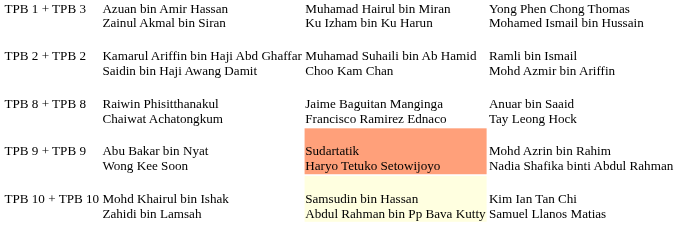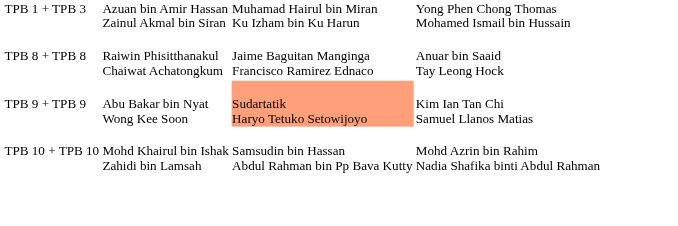- row: (45, 56)
(581, 158) Mohd Azrin bin Rahim Nadia Shafika binti Abdul Rahman -> (474, 111) Kim Ian Tan Chi Samuel Llanos Matias
(395, 206) lightyellow background -> (322, 158) no background
(548, 206) Kim Ian Tan Chi Samuel Llanos Matias -> (508, 158) Mohd Azrin bin Rahim Nadia Shafika binti Abdul Rahman
